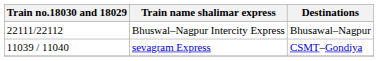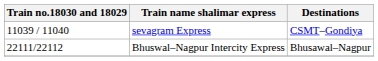rows swapped: (171, 47) <-> (208, 30)
